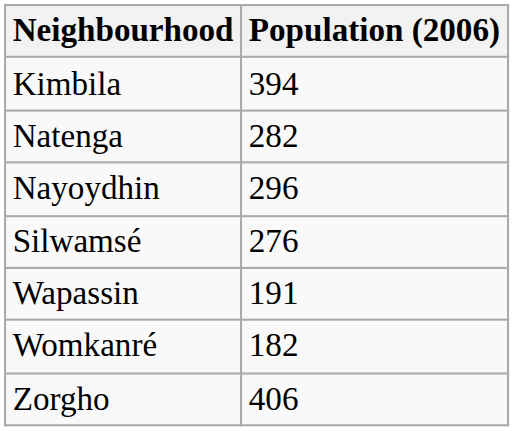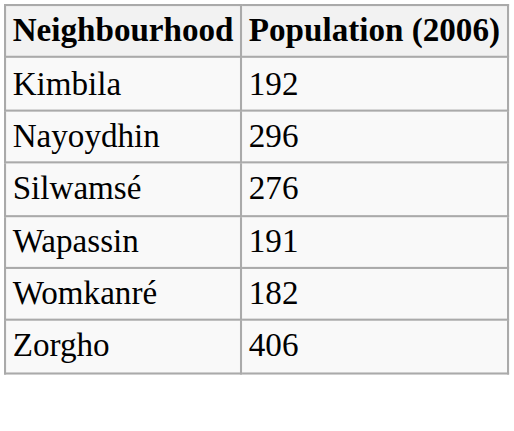(274, 83) 394 -> (274, 83) 192
- row: (68, 135)
